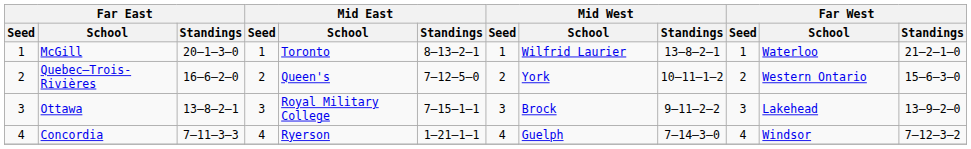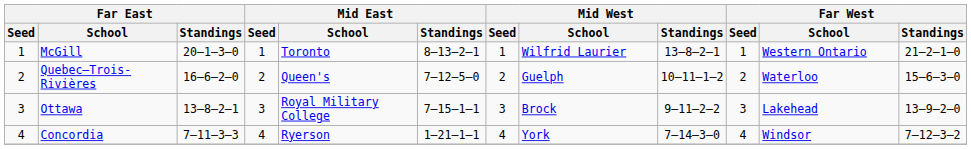(790, 52) Waterloo -> (815, 52) Western Ontario
(536, 77) York -> (543, 77) Guelph
(815, 77) Western Ontario -> (790, 77) Waterloo
(543, 135) Guelph -> (536, 135) York
